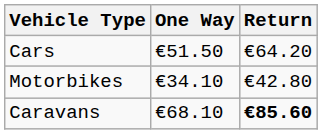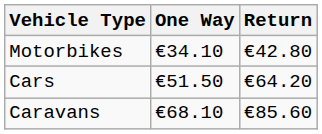rows swapped: (32, 51) <-> (66, 82)
(278, 113) bold -> (278, 113) normal
